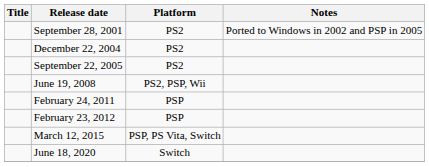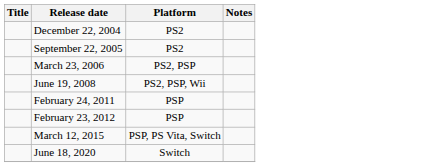- row: (78, 30)
+ row: (69, 65)
